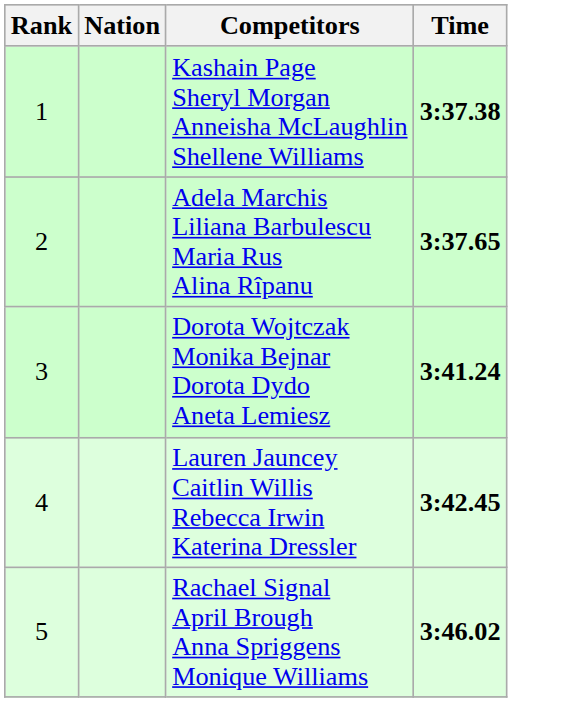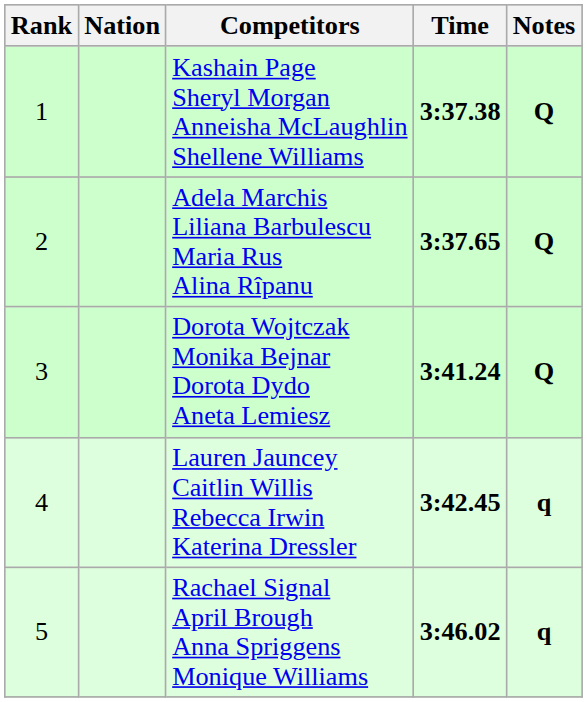+ column: (544, 25)
